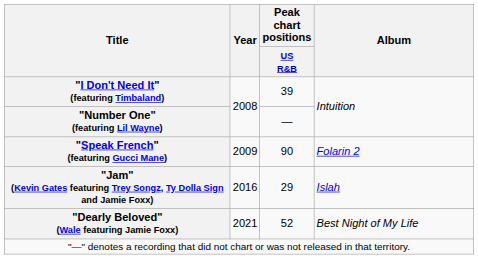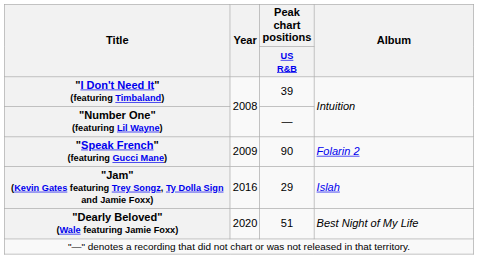(245, 223) 2021 -> (245, 223) 2020
(287, 223) 52 -> (287, 223) 51
